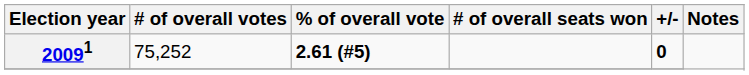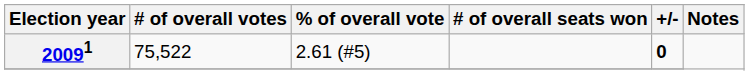(163, 51) 75,252 -> (163, 51) 75,522
(333, 51) bold -> (333, 51) normal
